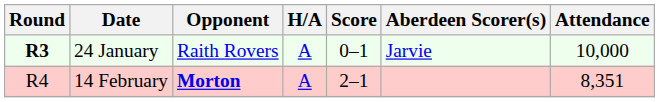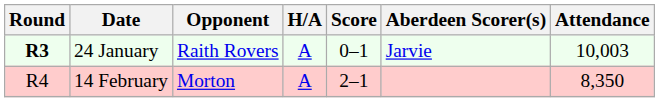(602, 50) 10,000 -> (602, 50) 10,003
(209, 81) bold -> (206, 81) normal
(602, 81) 8,351 -> (602, 81) 8,350
